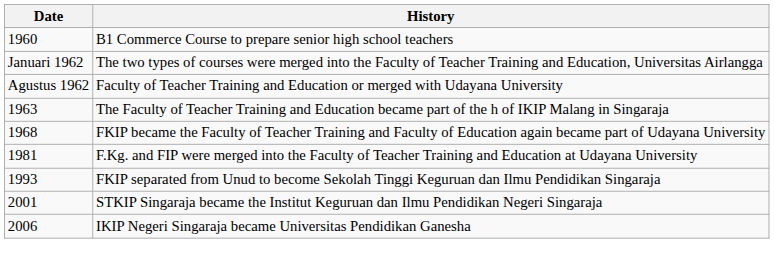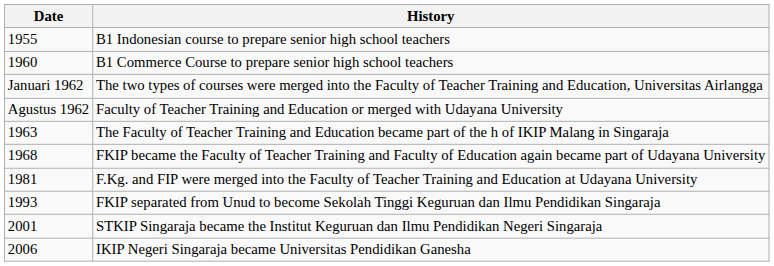+ row: (273, 39)
